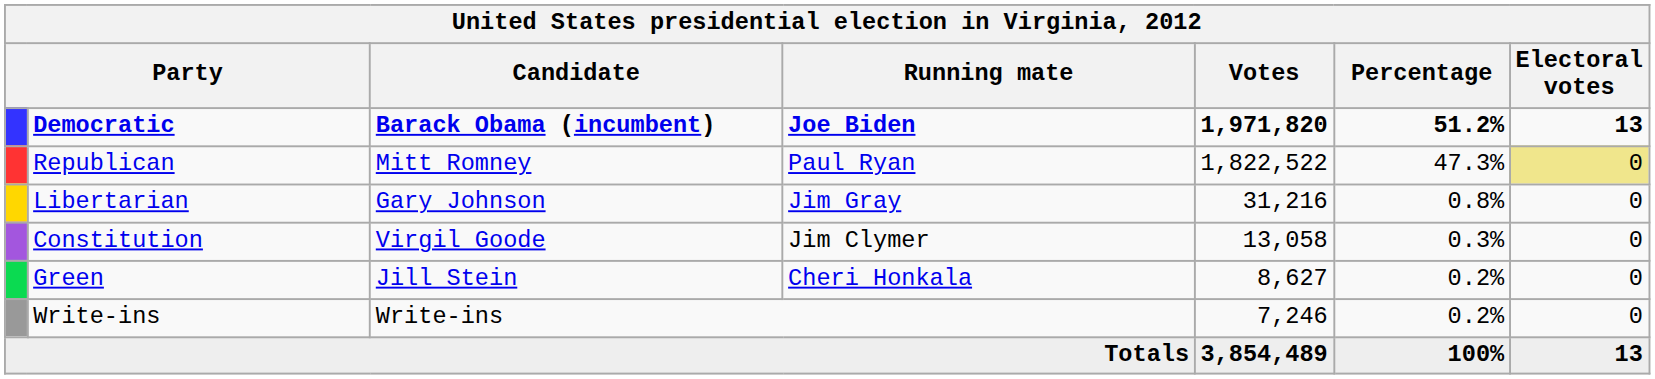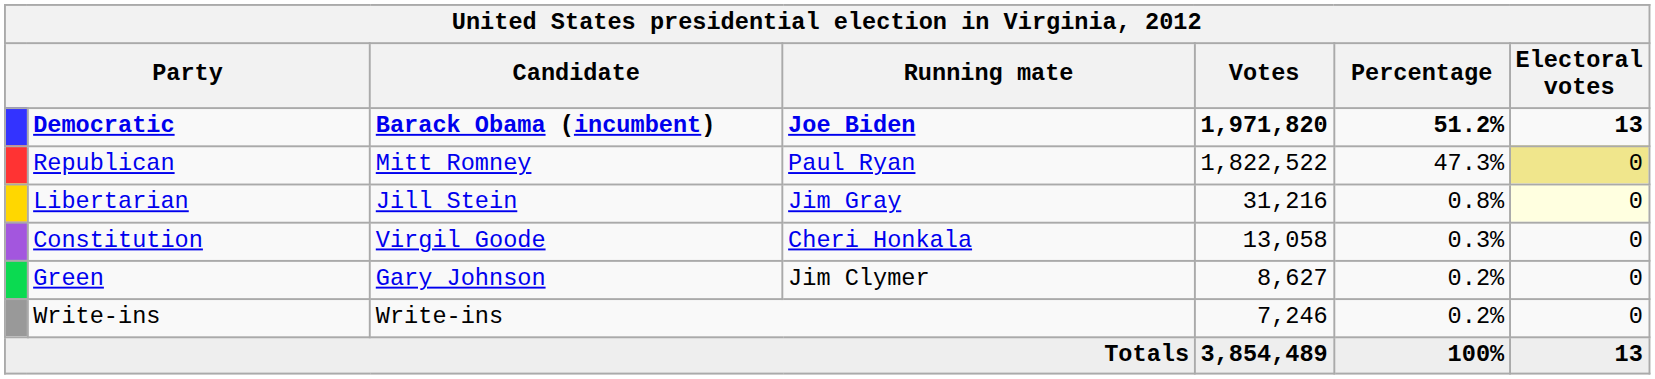(461, 203) Gary Johnson -> (447, 203) Jill Stein
(1636, 203) no background -> (1636, 203) lightyellow background
(859, 241) Jim Clymer -> (880, 241) Cheri Honkala
(447, 280) Jill Stein -> (461, 280) Gary Johnson
(880, 280) Cheri Honkala -> (859, 280) Jim Clymer
